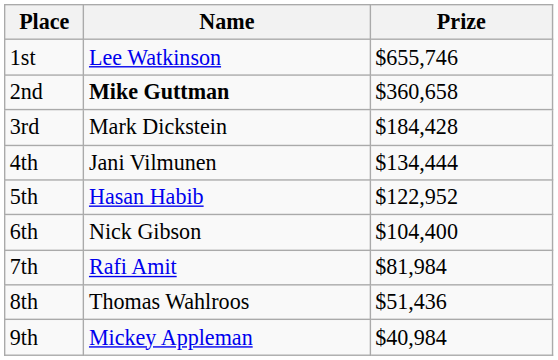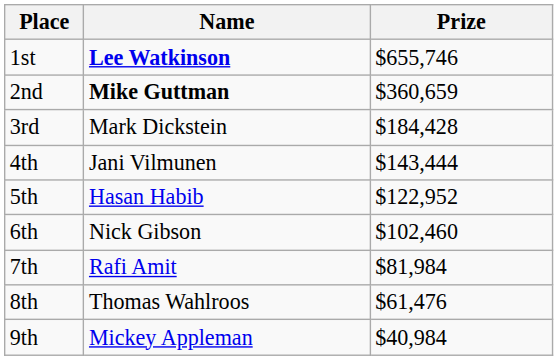(155, 57) normal -> (160, 57) bold
(417, 92) $360,658 -> (417, 92) $360,659
(417, 162) $134,444 -> (417, 162) $143,444
(417, 232) $104,400 -> (417, 232) $102,460
(411, 302) $51,436 -> (411, 302) $61,476
